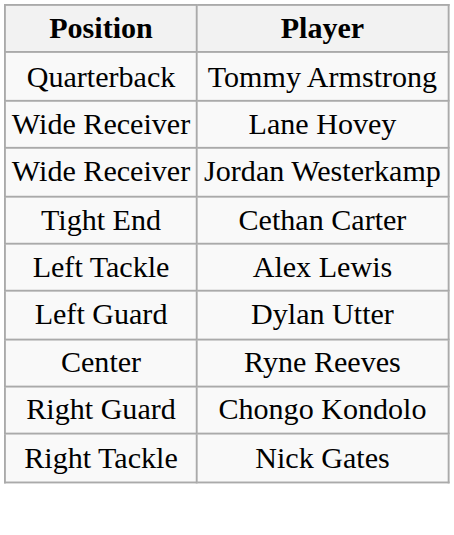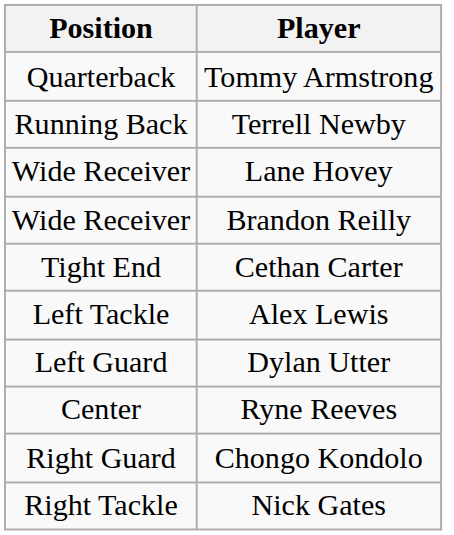+ row: (319, 123)
+ row: (319, 219)
- row: (322, 171)
